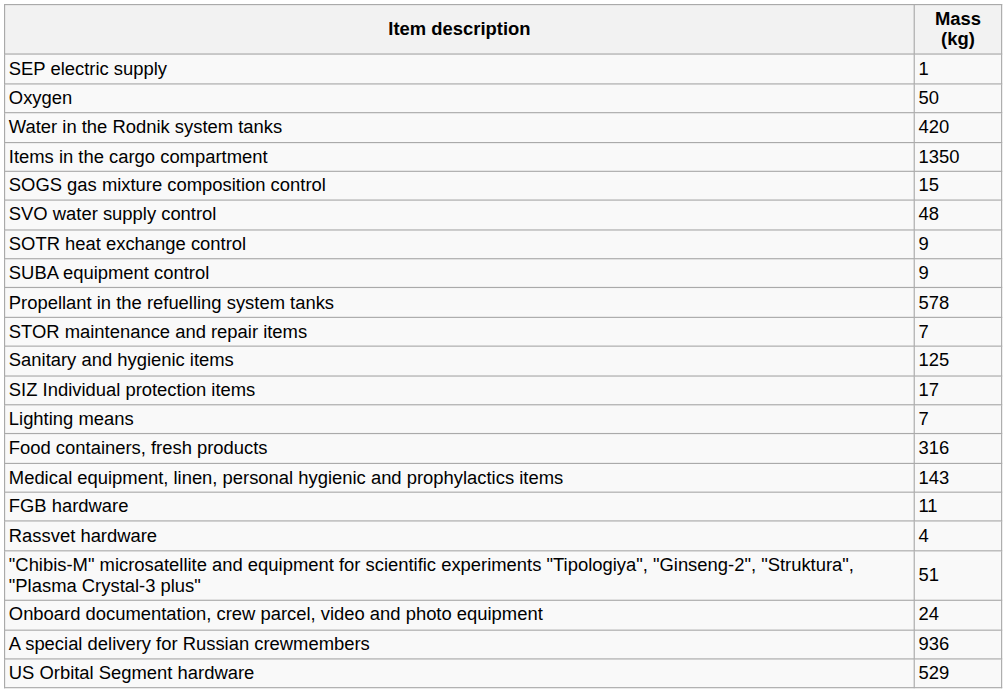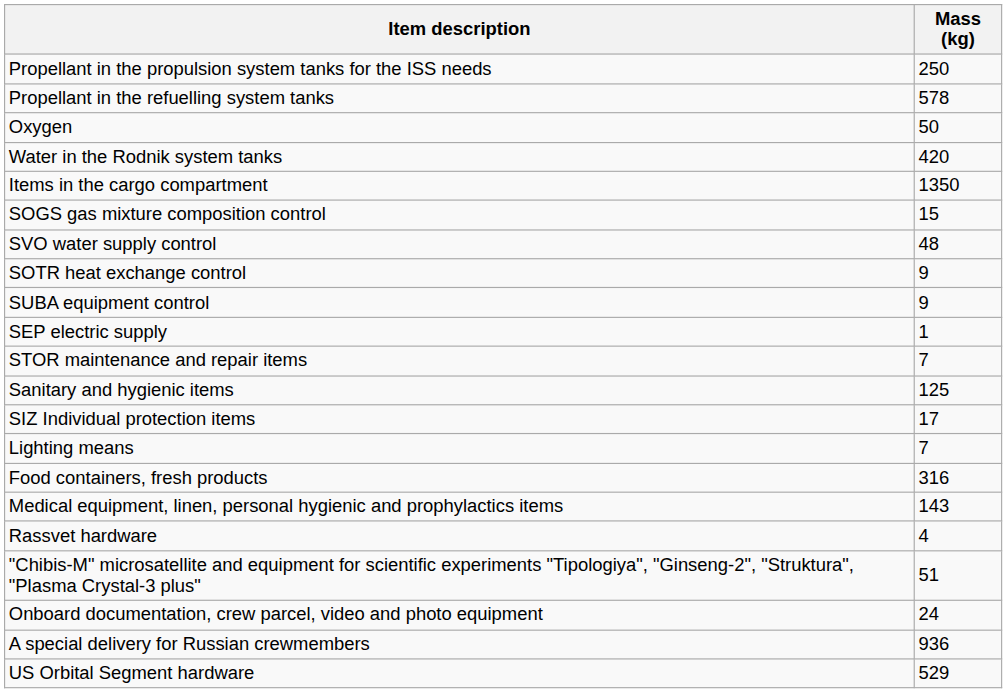+ row: (250, 68)
rows swapped: (171, 302) <-> (88, 68)
- row: (69, 506)
